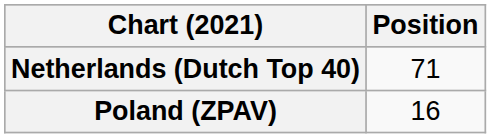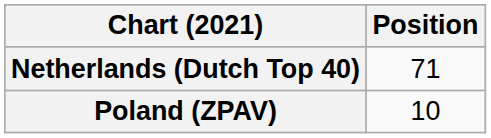(425, 111) 16 -> (425, 111) 10
